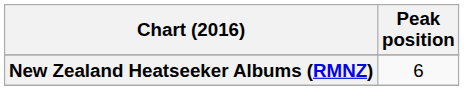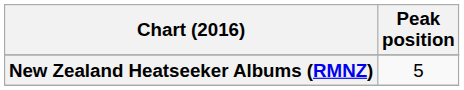(418, 70) 6 -> (418, 70) 5
